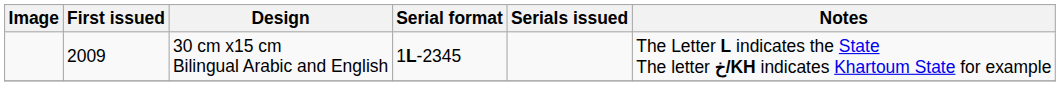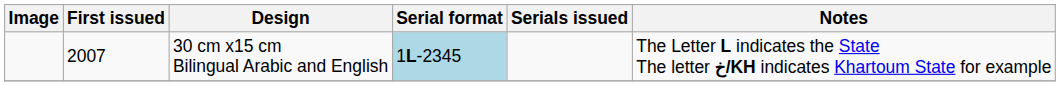(86, 56) 2009 -> (86, 56) 2007
(429, 56) no background -> (429, 56) lightblue background
